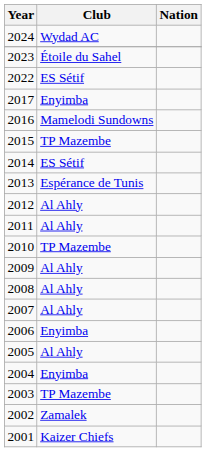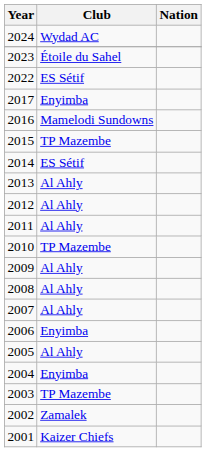(92, 183) Espérance de Tunis -> (61, 183) Al Ahly
